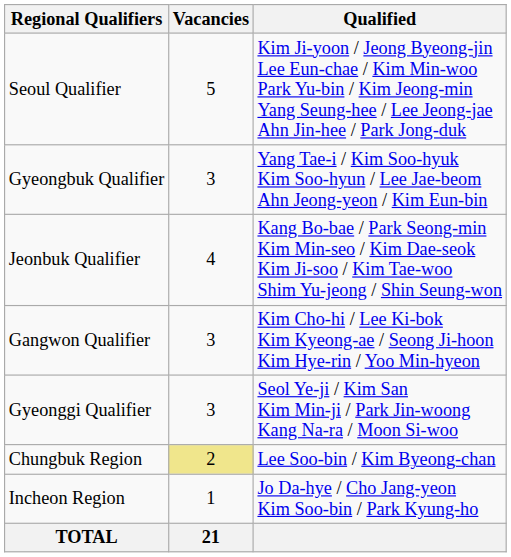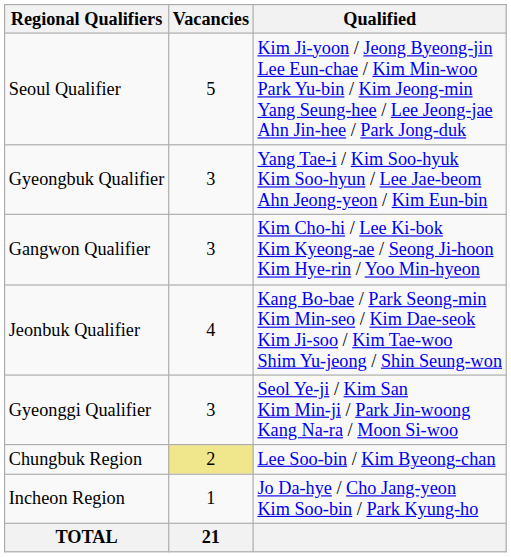rows swapped: (79, 339) <-> (74, 259)
